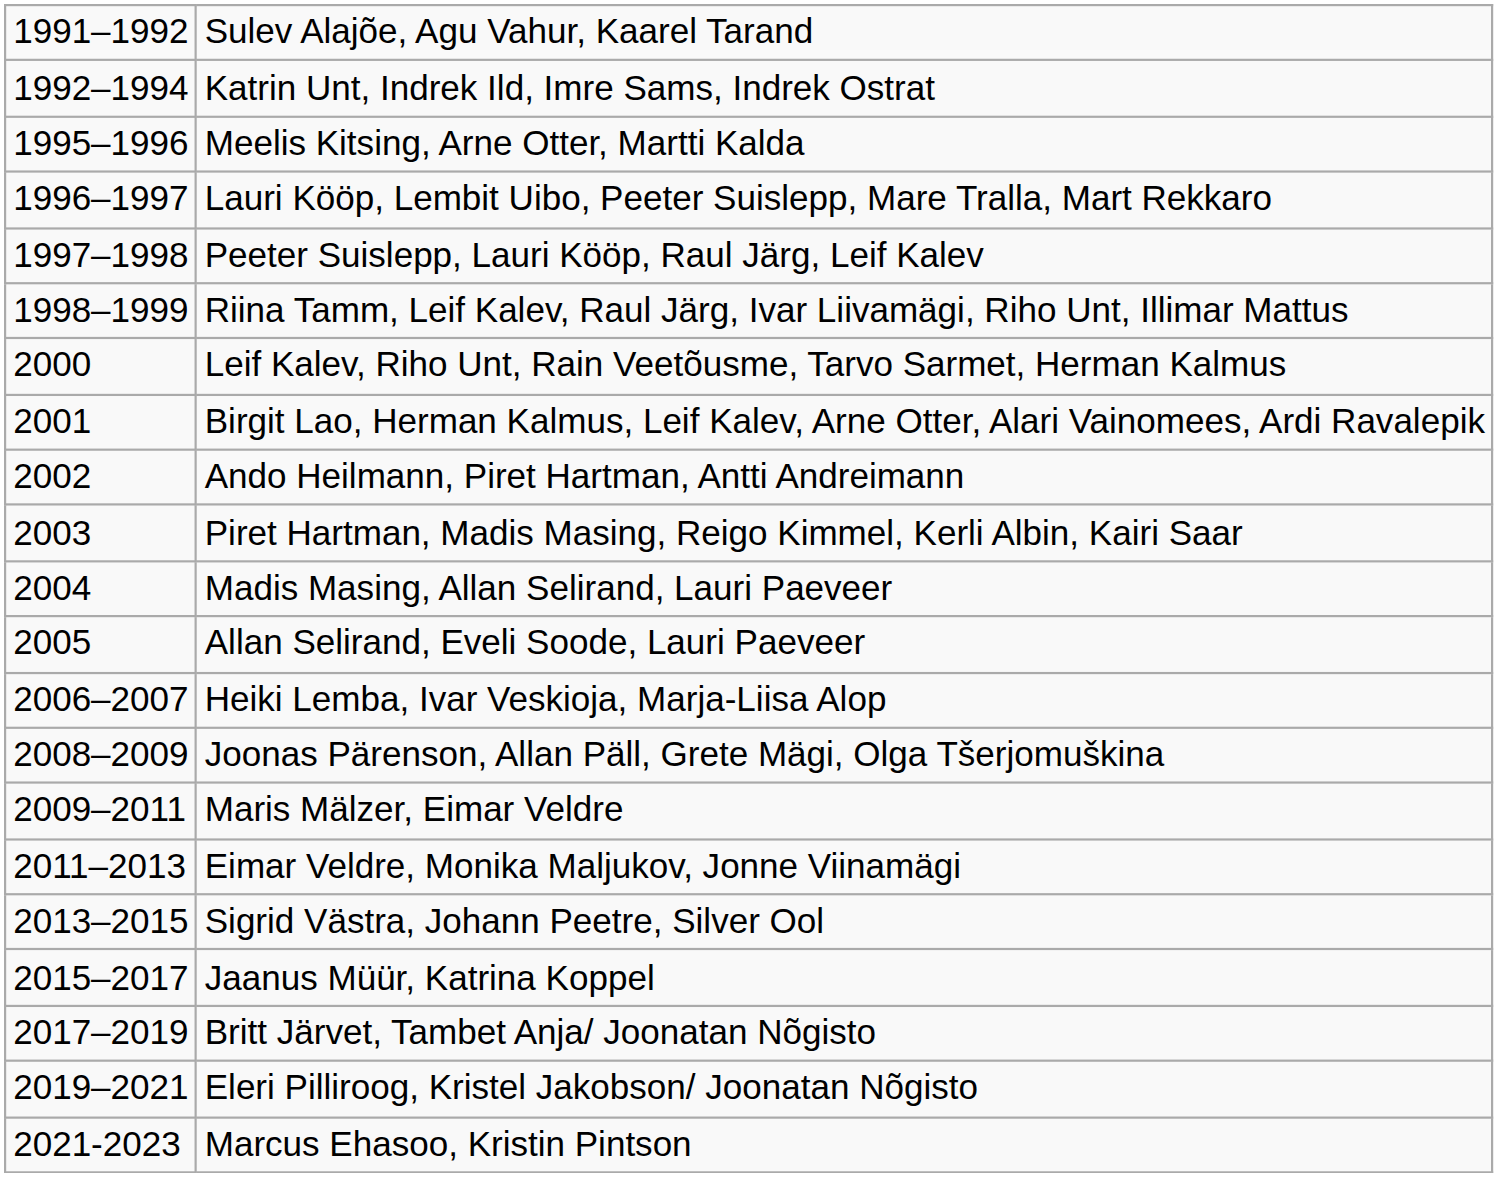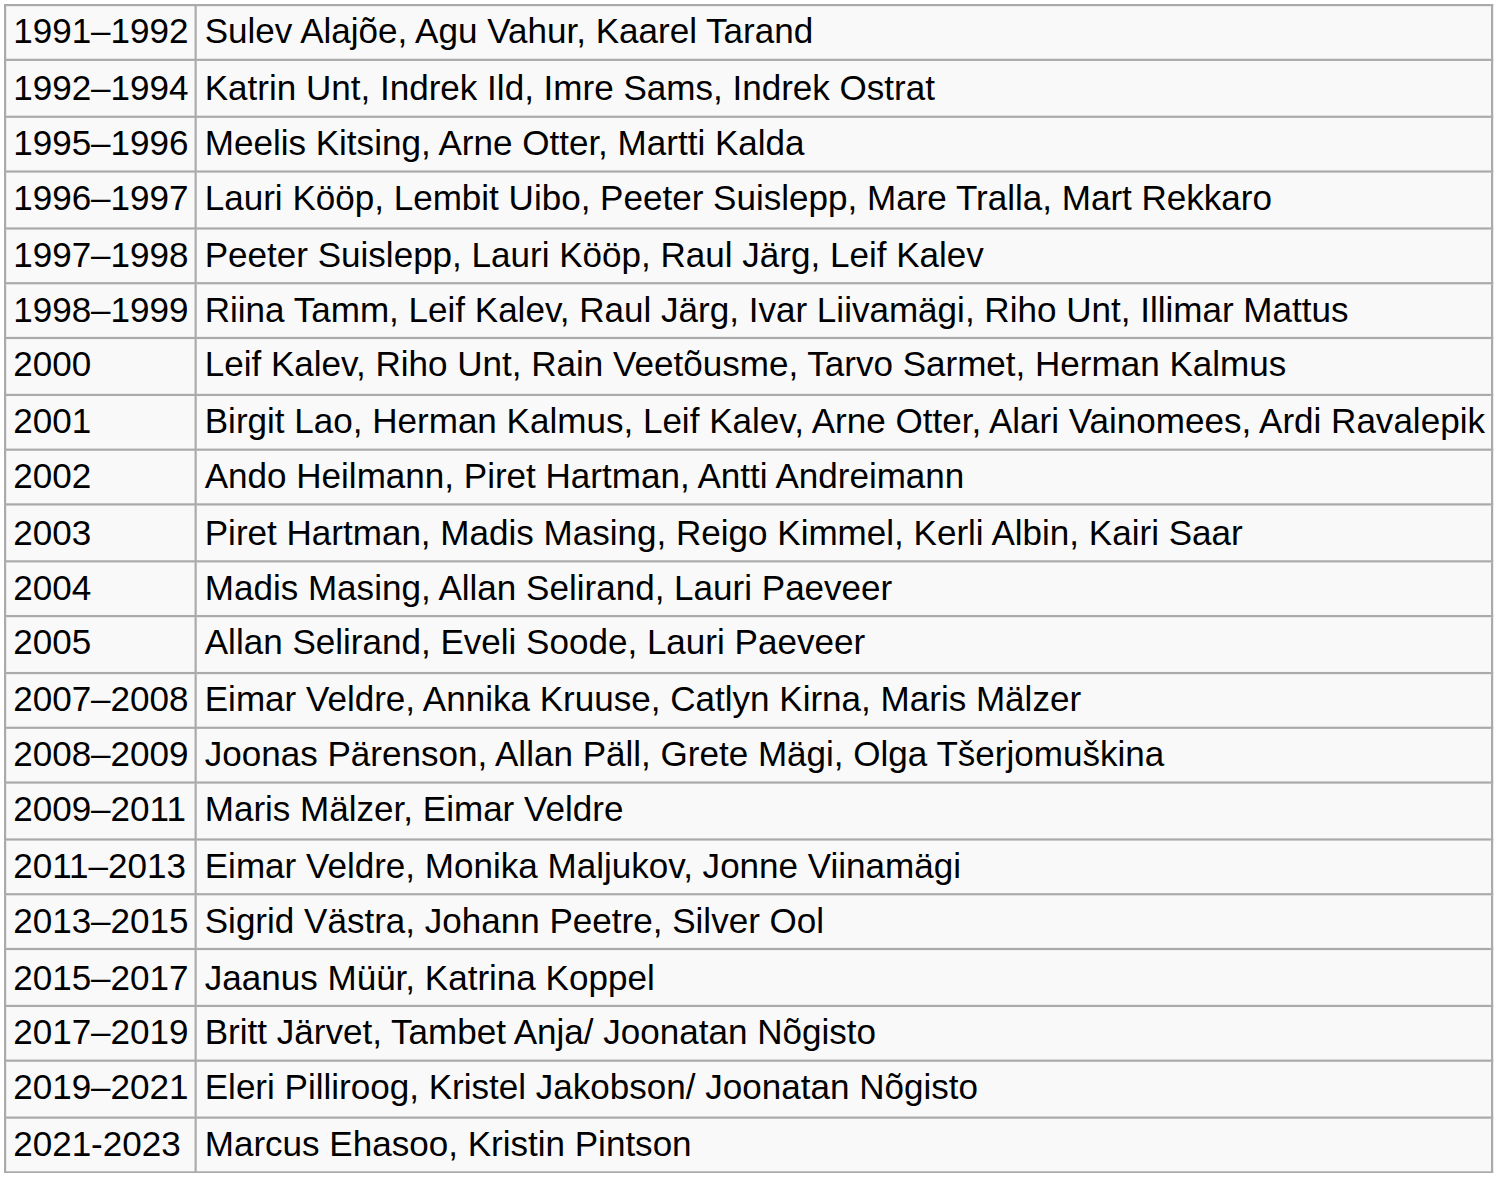- row: (546, 699)
+ row: (643, 699)
